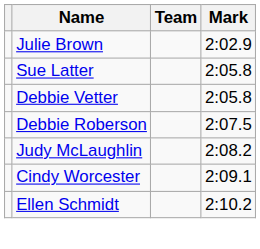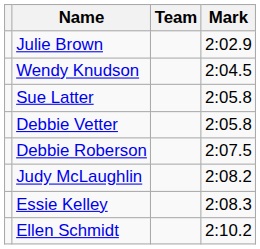+ row: (78, 71)
+ row: (62, 204)
- row: (78, 177)
